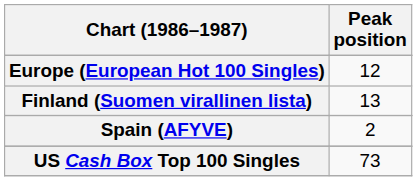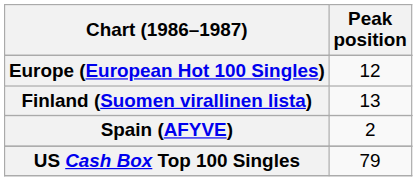(370, 160) 73 -> (370, 160) 79
